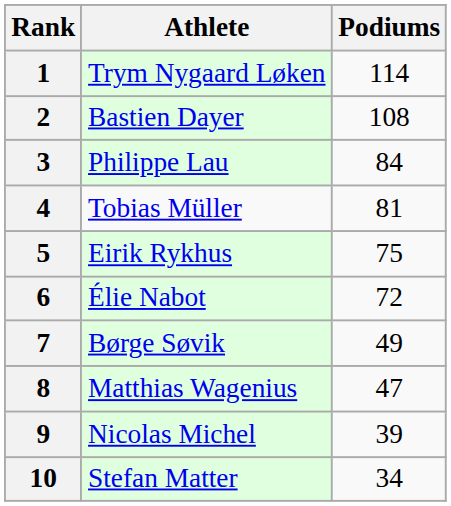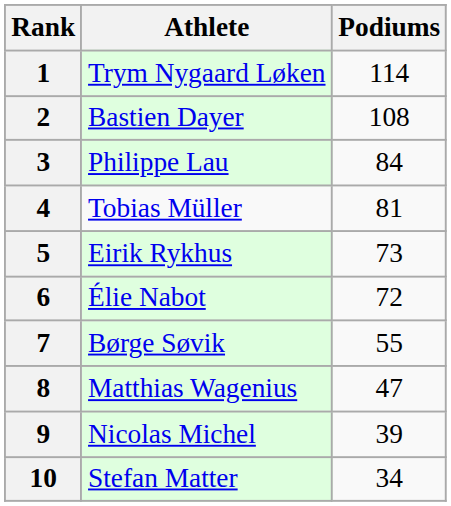(389, 253) 75 -> (389, 253) 73
(389, 343) 49 -> (389, 343) 55
